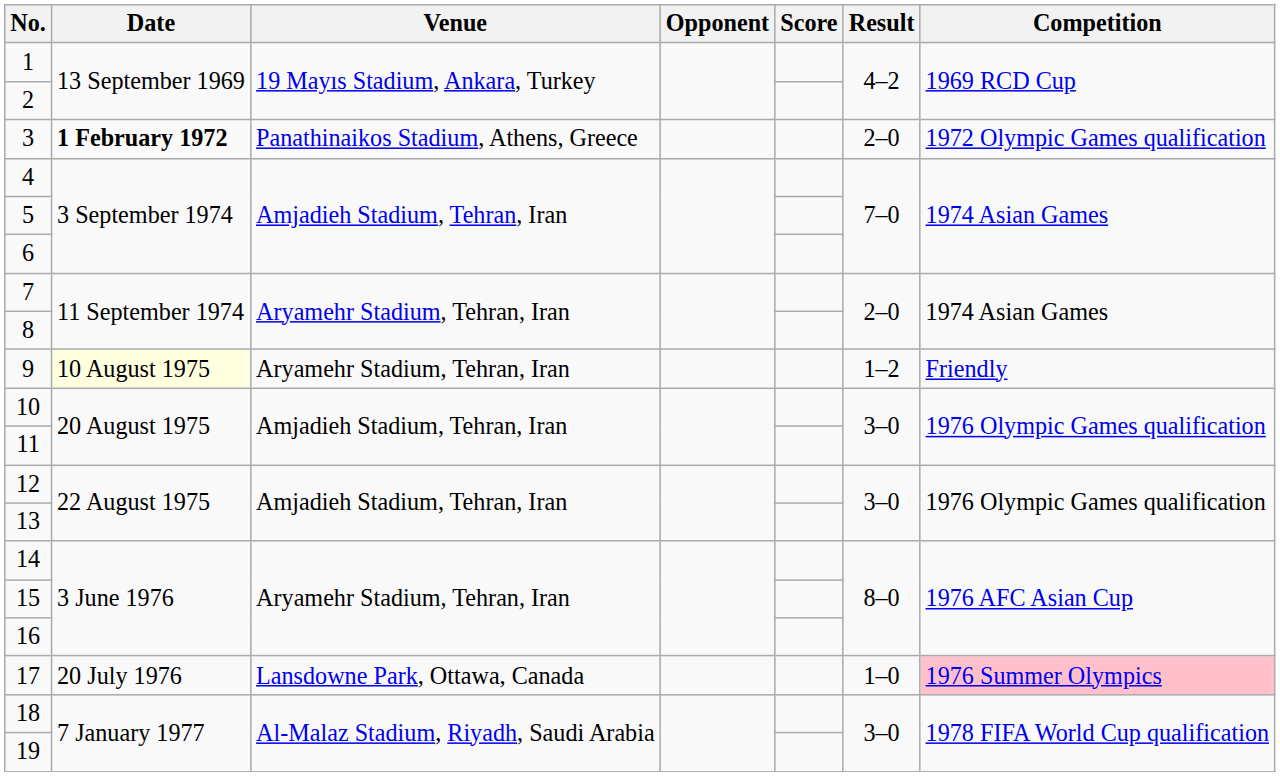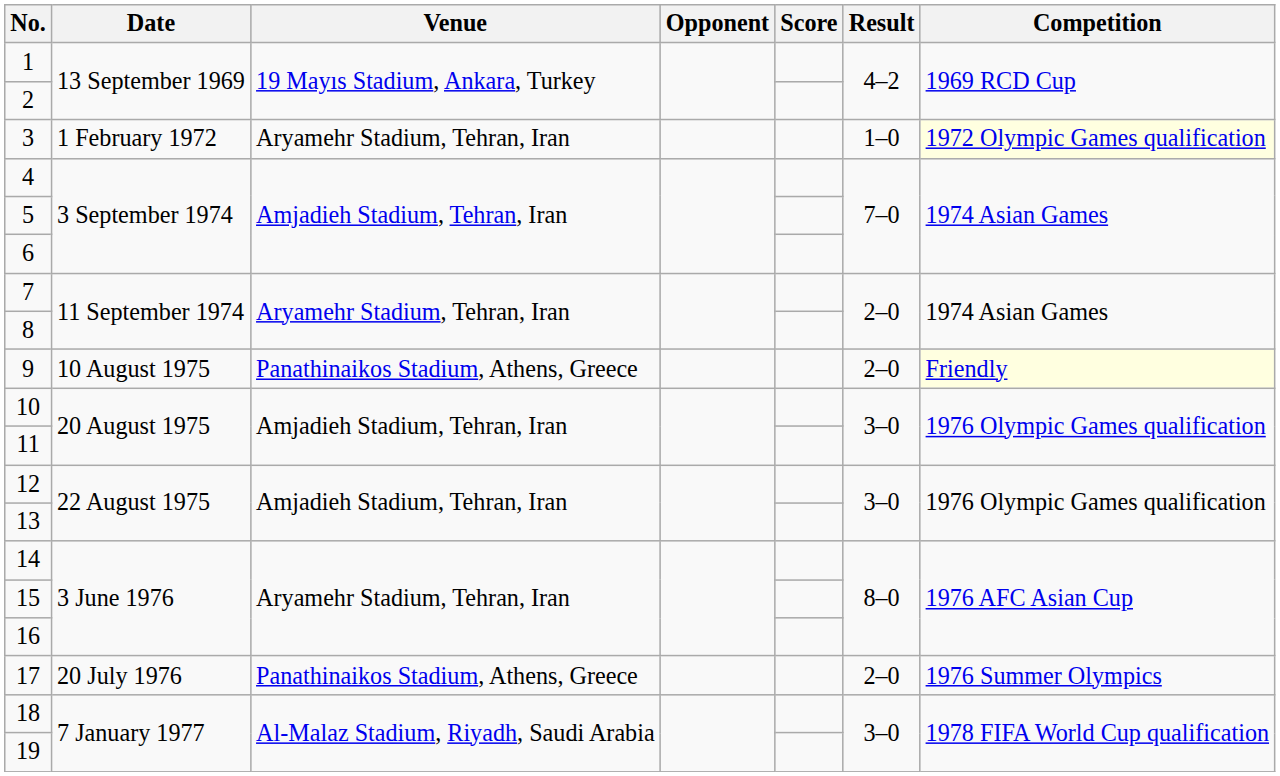(142, 138) bold -> (137, 138) normal
(447, 138) Panathinaikos Stadium, Athens, Greece -> (413, 138) Aryamehr Stadium, Tehran, Iran
(882, 138) 2–0 -> (882, 138) 1–0
(1096, 138) no background -> (1096, 138) lightyellow background
(134, 368) lightyellow background -> (134, 368) no background
(413, 368) Aryamehr Stadium, Tehran, Iran -> (447, 368) Panathinaikos Stadium, Athens, Greece
(882, 368) 1–2 -> (882, 368) 2–0
(967, 368) no background -> (967, 368) lightyellow background
(420, 675) Lansdowne Park, Ottawa, Canada -> (447, 675) Panathinaikos Stadium, Athens, Greece
(882, 675) 1–0 -> (882, 675) 2–0
(1044, 675) pink background -> (1044, 675) no background
